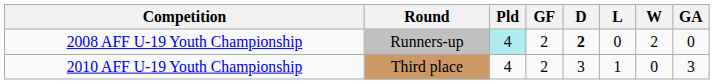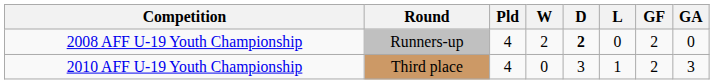columns swapped: (654, 16) <-> (544, 16)
(508, 41) paleturquoise background -> (508, 41) no background
